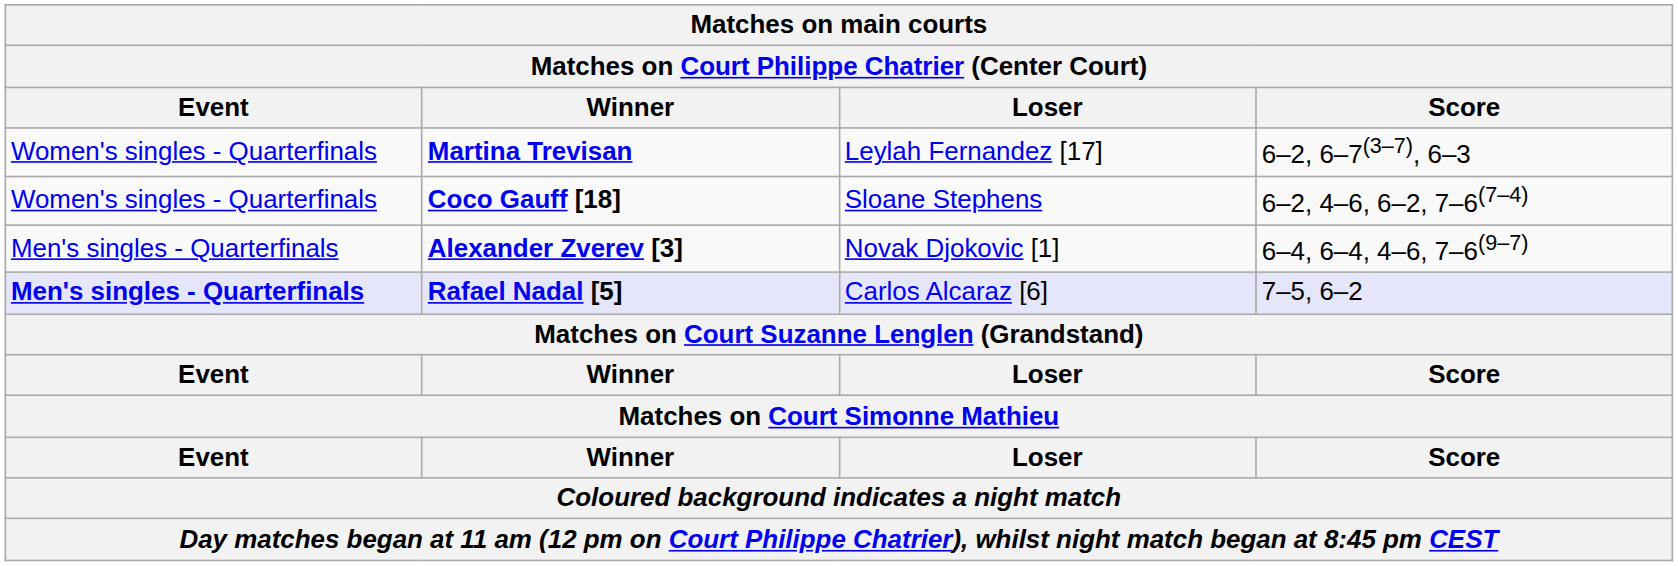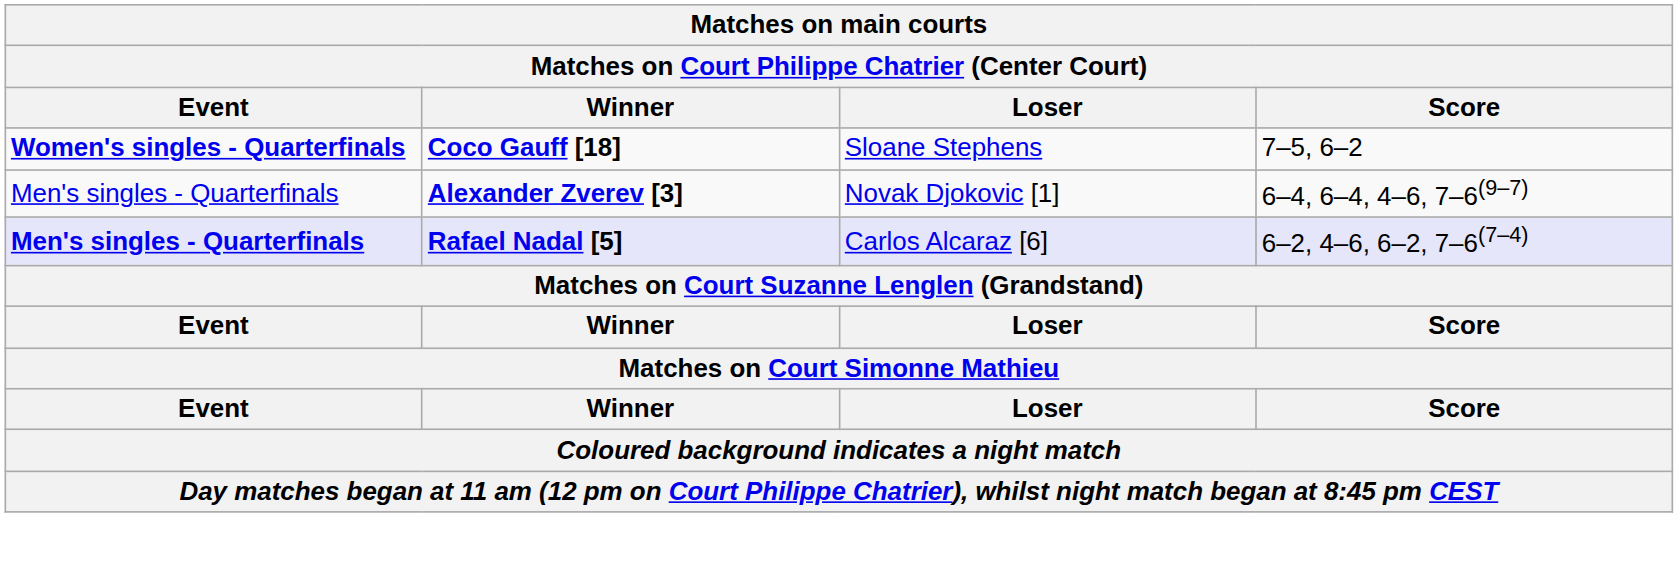- row: (530, 151)
(194, 199) normal -> (208, 148) bold
(1395, 200) 6–2, 4–6, 6–2, 7–6(7–4) -> (1312, 148) 7–5, 6–2
(1312, 292) 7–5, 6–2 -> (1395, 241) 6–2, 4–6, 6–2, 7–6(7–4)
